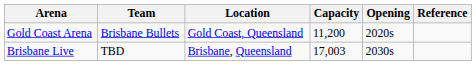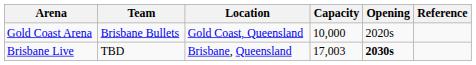(329, 32) 11,200 -> (329, 32) 10,000
(380, 51) normal -> (380, 51) bold
